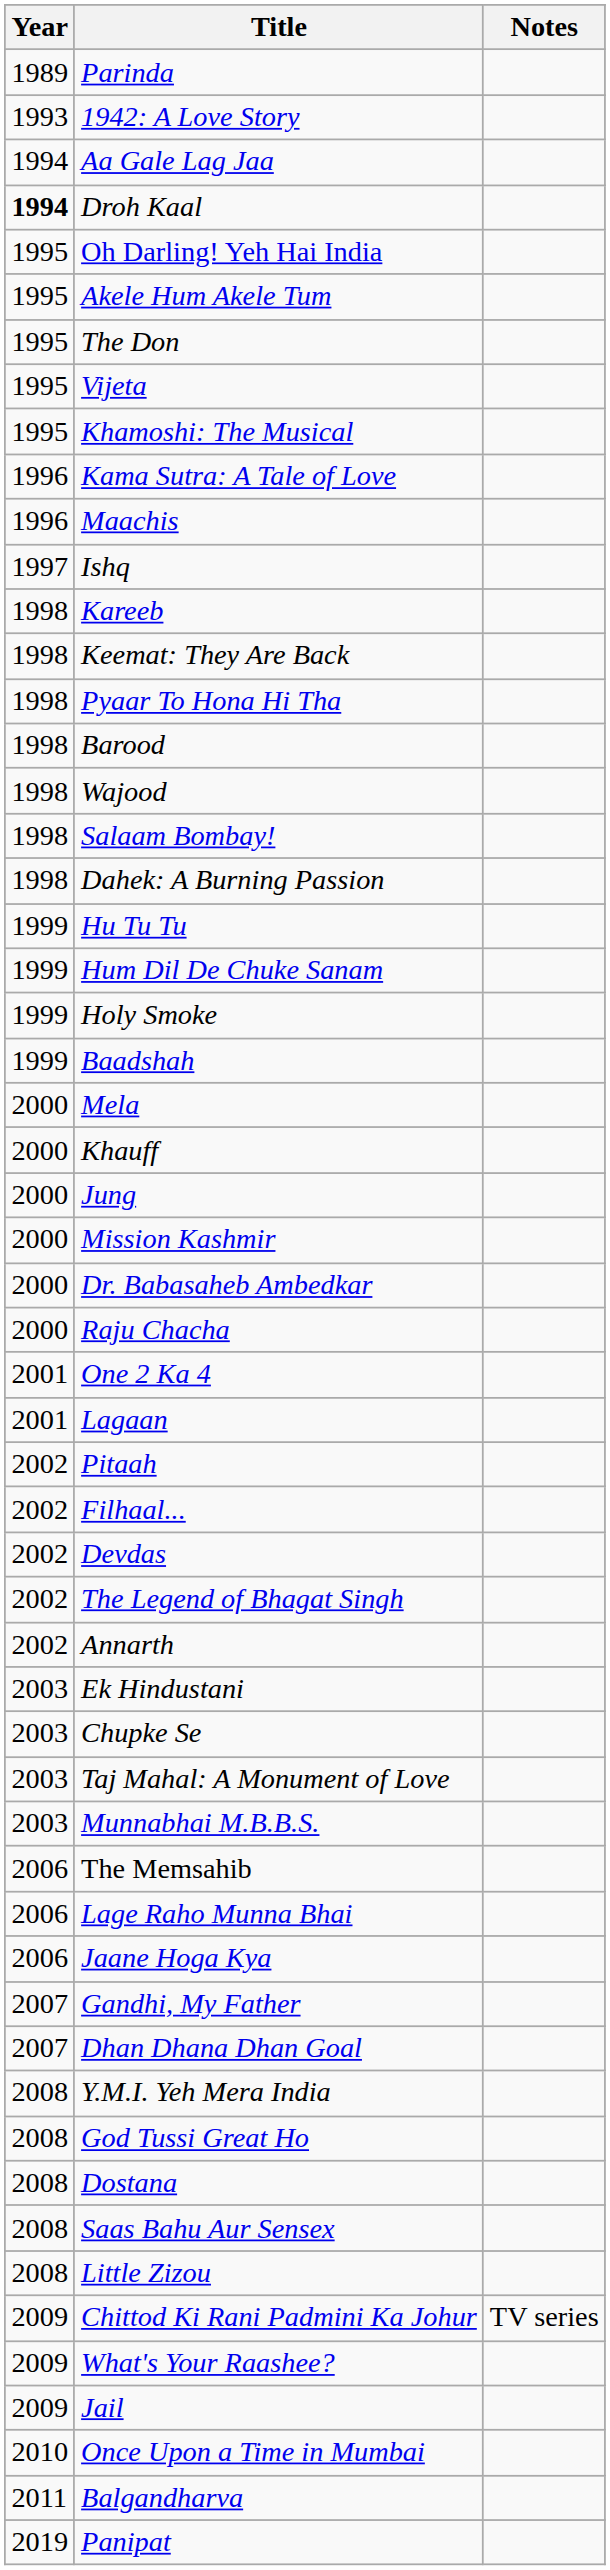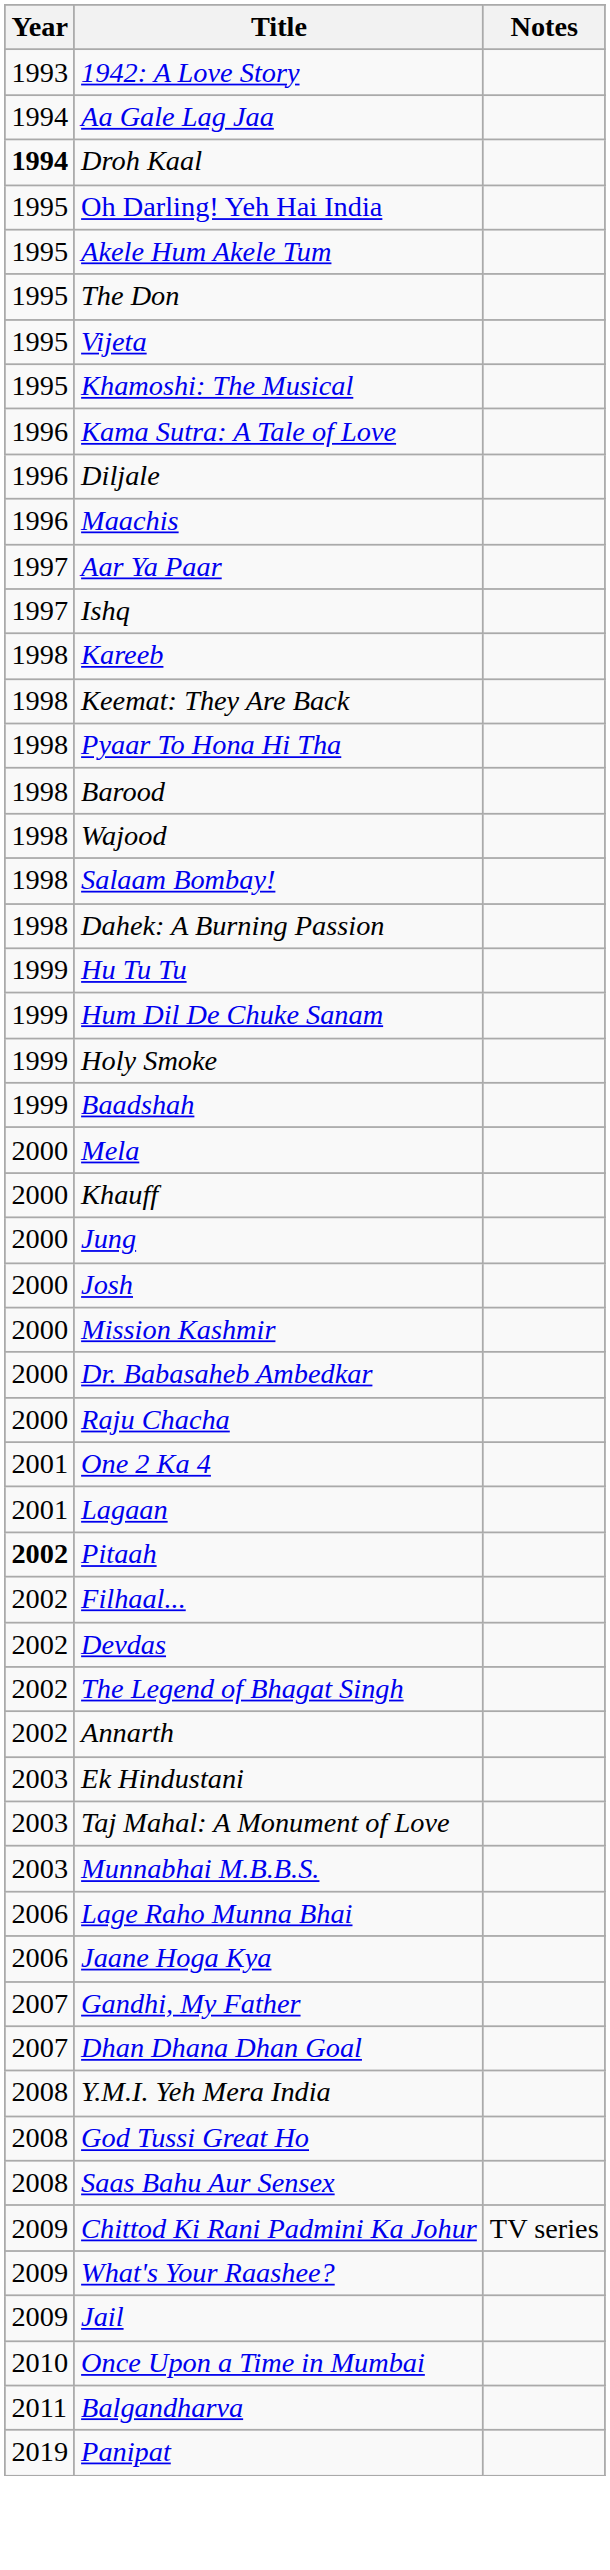- row: (128, 71)
+ row: (120, 476)
+ row: (151, 565)
+ row: (107, 1284)
(40, 1464) normal -> (40, 1554) bold
- row: (141, 1733)
- row: (166, 1868)
- row: (129, 2182)
- row: (146, 2272)
